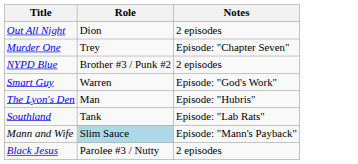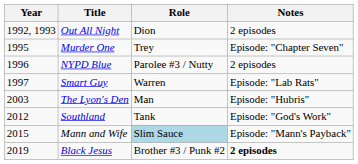+ column: (31, 13)
(125, 64) Brother #3 / Punk #2 -> (173, 64) Parolee #3 / Nutty
(227, 82) Episode: "God's Work" -> (274, 82) Episode: "Lab Rats"
(220, 116) Episode: "Lab Rats" -> (281, 116) Episode: "God's Work"
(119, 151) Parolee #3 / Nutty -> (179, 151) Brother #3 / Punk #2
(199, 151) normal -> (253, 151) bold
